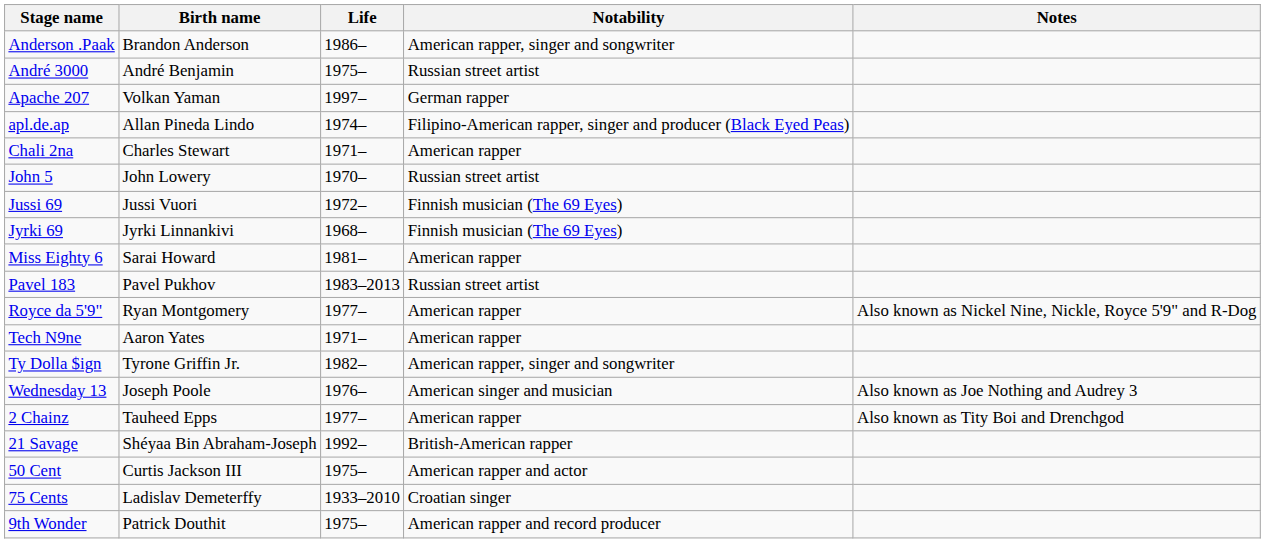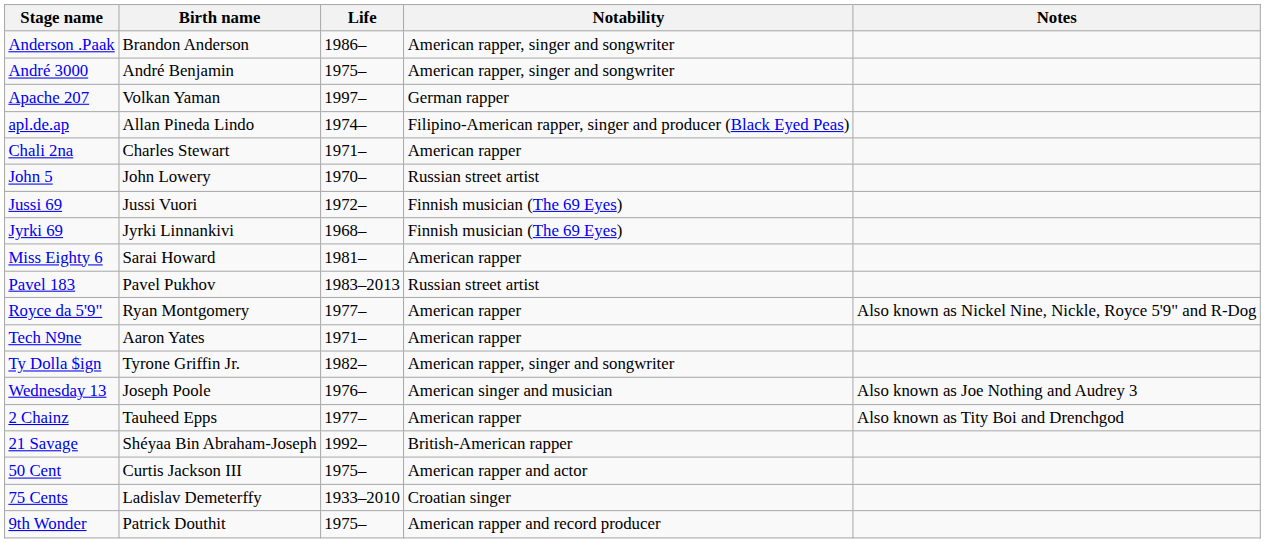(473, 71) Russian street artist -> (541, 71) American rapper, singer and songwriter
